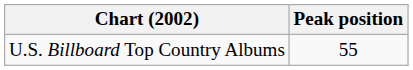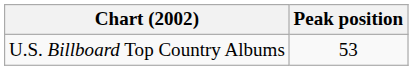(348, 49) 55 -> (348, 49) 53
